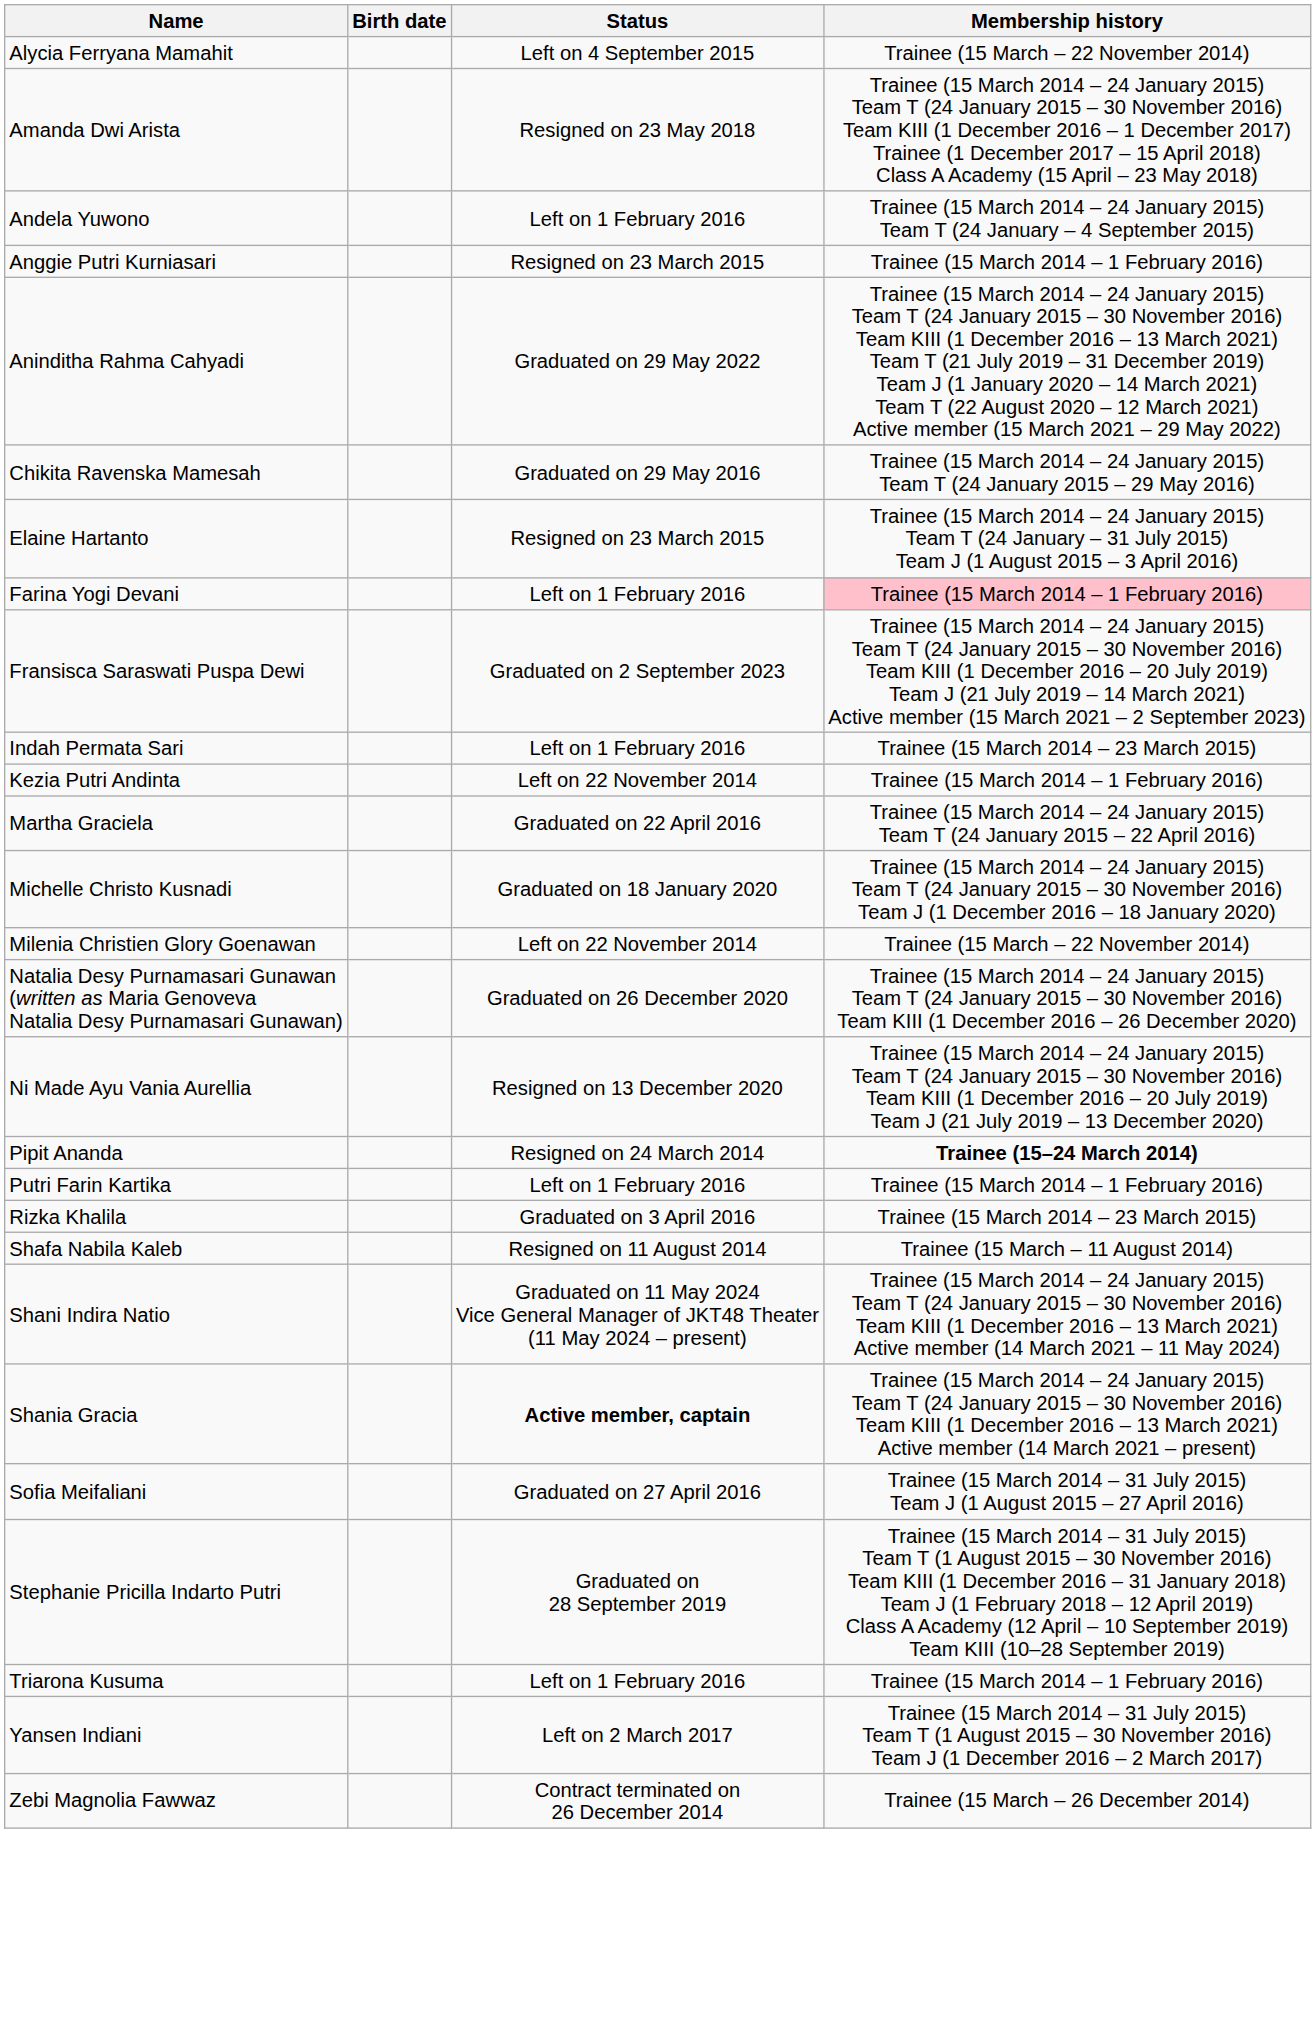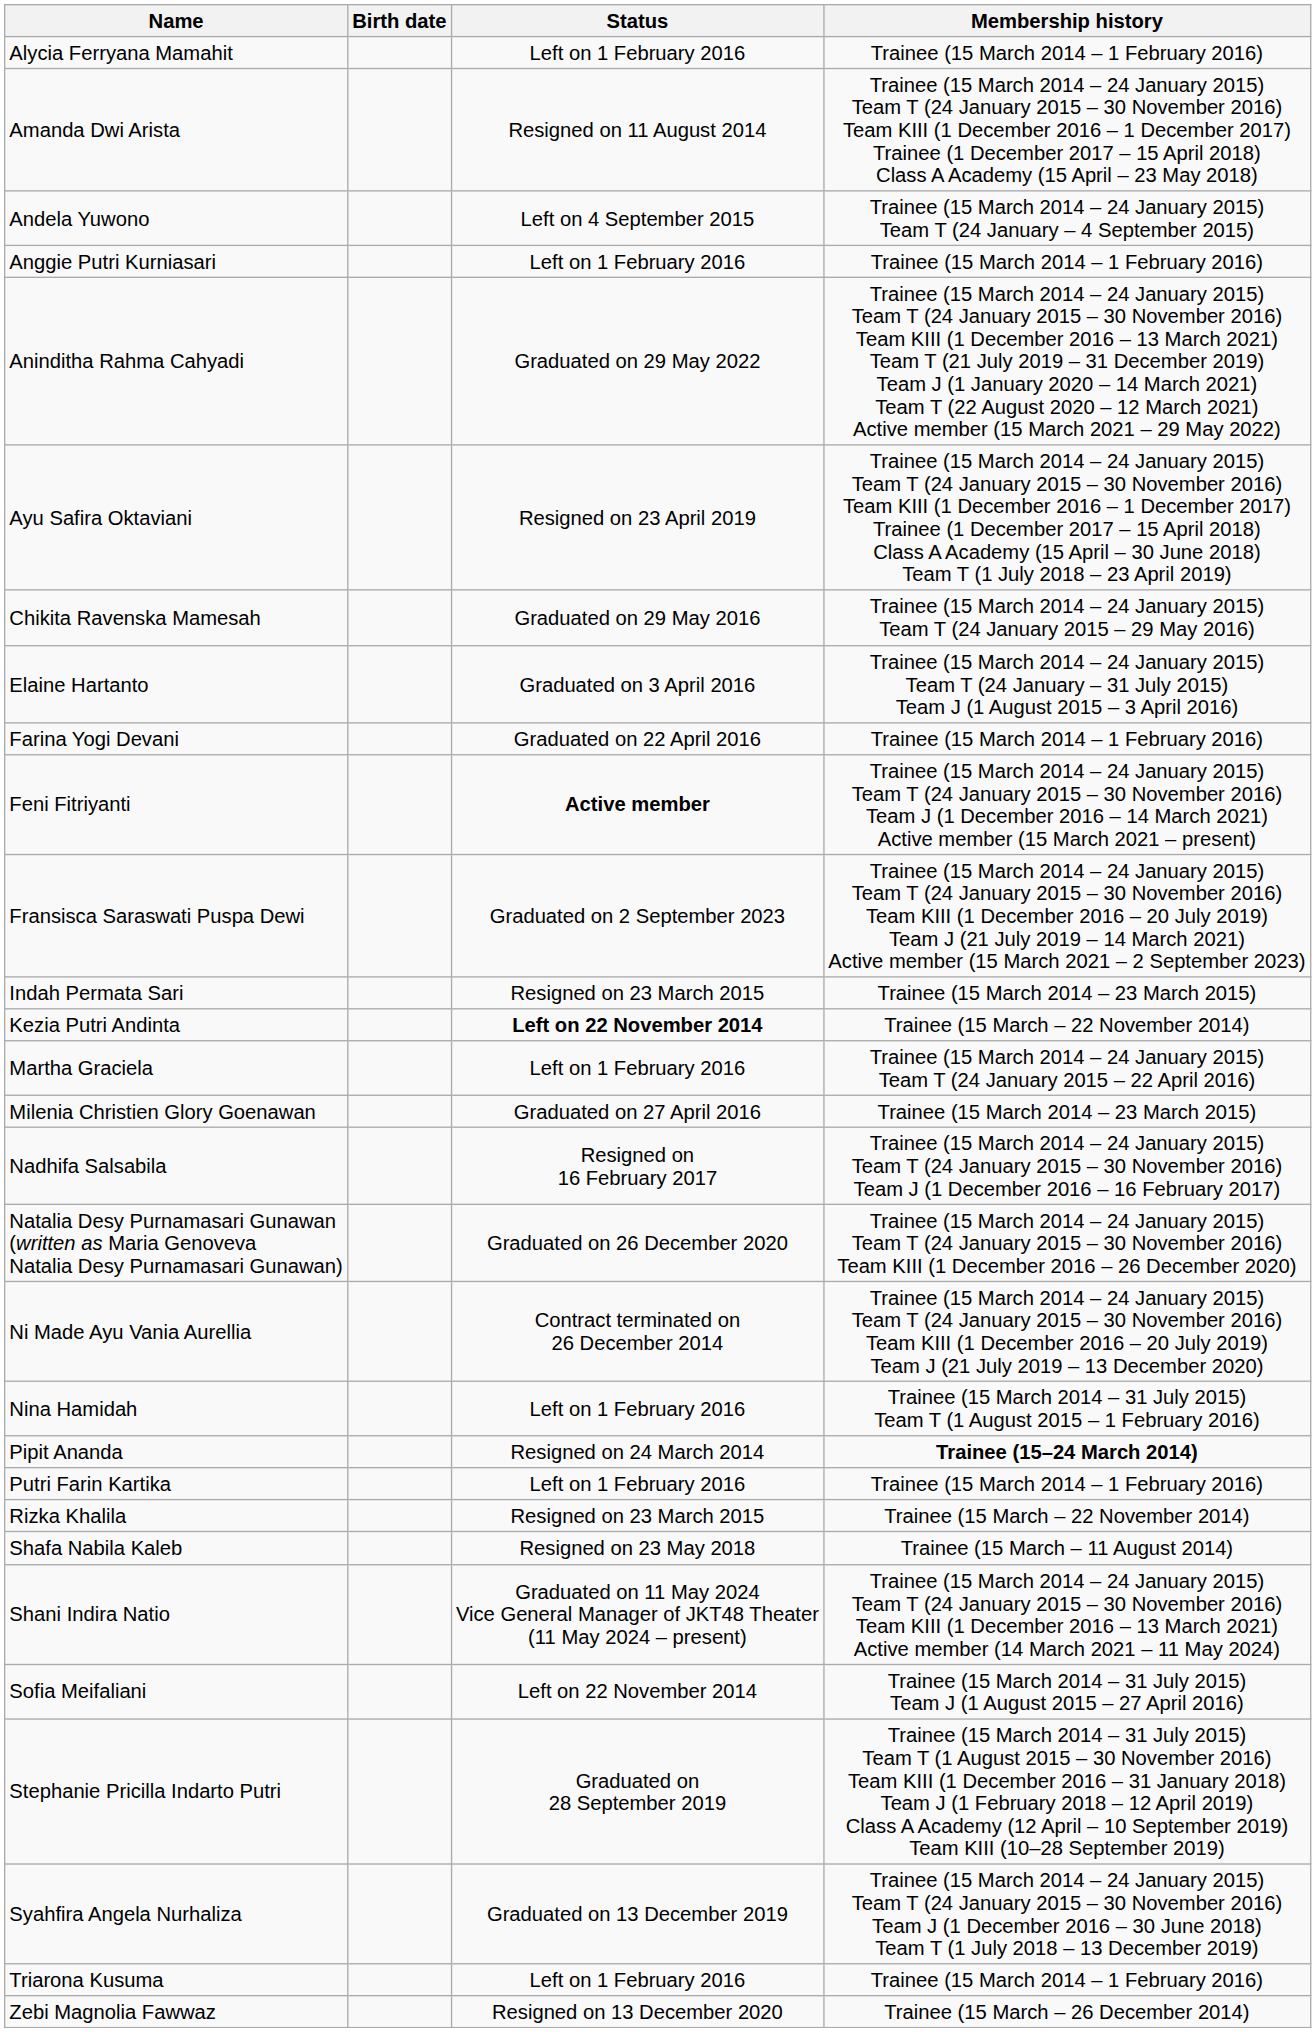(637, 53) Left on 4 September 2015 -> (637, 53) Left on 1 February 2016
(1067, 53) Trainee (15 March – 22 November 2014) -> (1067, 53) Trainee (15 March 2014 – 1 February 2016)
(637, 130) Resigned on 23 May 2018 -> (637, 130) Resigned on 11 August 2014
(637, 219) Left on 1 February 2016 -> (637, 219) Left on 4 September 2015
(637, 262) Resigned on 23 March 2015 -> (637, 262) Left on 1 February 2016
+ row: (101, 518)
(637, 539) Resigned on 23 March 2015 -> (637, 684) Graduated on 3 April 2016
(637, 593) Left on 1 February 2016 -> (637, 738) Graduated on 22 April 2016
(1067, 593) pink background -> (1067, 738) no background
+ row: (70, 804)
(637, 748) Left on 1 February 2016 -> (637, 993) Resigned on 23 March 2015
(637, 780) normal -> (637, 1025) bold
(1067, 780) Trainee (15 March 2014 – 1 February 2016) -> (1067, 1025) Trainee (15 March – 22 November 2014)
(637, 823) Graduated on 22 April 2016 -> (637, 1068) Left on 1 February 2016
- row: (121, 889)
(637, 944) Left on 22 November 2014 -> (637, 1111) Graduated on 27 April 2016
(1067, 944) Trainee (15 March – 22 November 2014) -> (1067, 1111) Trainee (15 March 2014 – 23 March 2015)
+ row: (88, 1166)
(637, 1087) Resigned on 13 December 2020 -> (637, 1332) Contract terminated on 26 December 2014
+ row: (73, 1409)
(637, 1217) Graduated on 3 April 2016 -> (637, 1516) Resigned on 23 March 2015
(1067, 1217) Trainee (15 March 2014 – 23 March 2015) -> (1067, 1516) Trainee (15 March – 22 November 2014)
(637, 1249) Resigned on 11 August 2014 -> (637, 1548) Resigned on 23 May 2018
- row: (73, 1415)
(637, 1492) Graduated on 27 April 2016 -> (637, 1691) Left on 22 November 2014
+ row: (126, 1914)
- row: (75, 1735)
(637, 1801) Contract terminated on 26 December 2014 -> (637, 2012) Resigned on 13 December 2020
